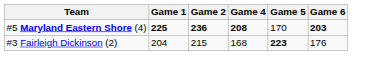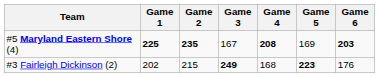+ column: (238, 17)
(199, 27) 236 -> (190, 44) 235
(278, 27) 170 -> (307, 44) 169
(159, 43) 204 -> (151, 65) 202
